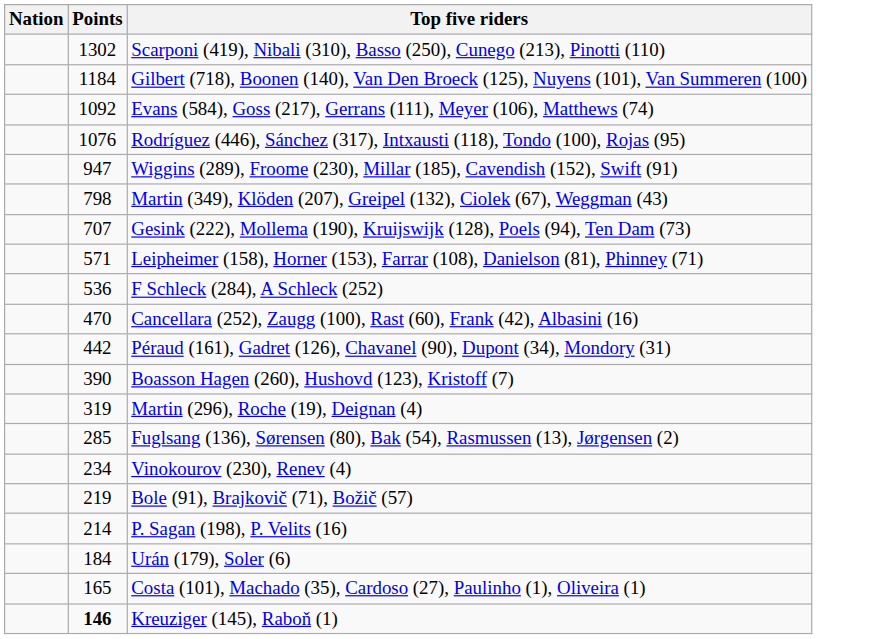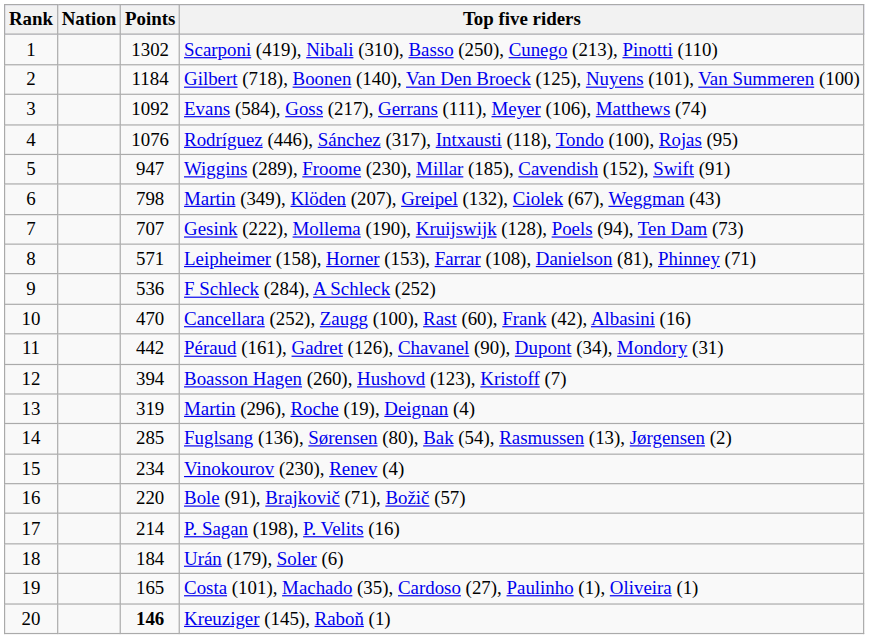+ column: (31, 19)
(97, 378) 390 -> (150, 378) 394
(97, 498) 219 -> (150, 498) 220
